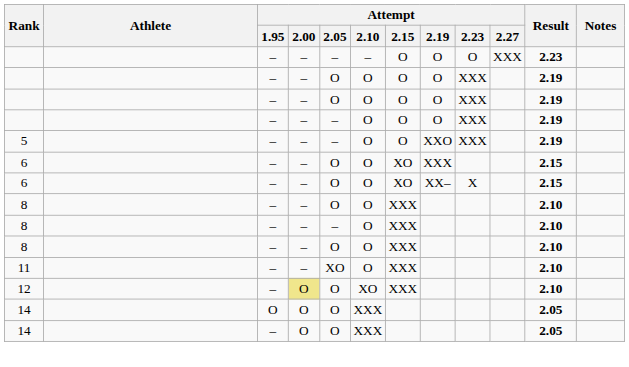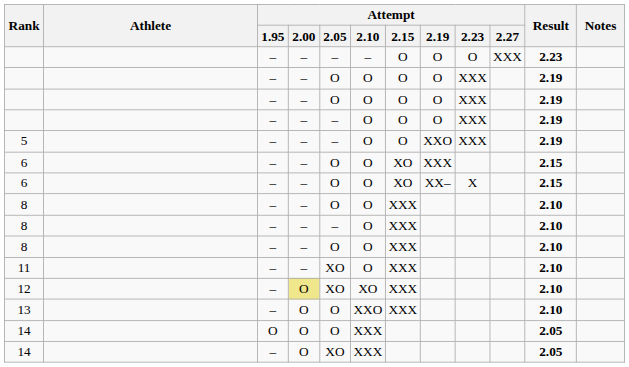(335, 288) O -> (335, 288) XO
+ row: (24, 309)
(335, 330) O -> (335, 352) XO
